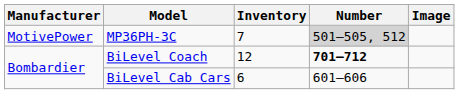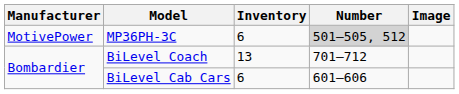(241, 36) 7 -> (241, 36) 6
(245, 57) 12 -> (245, 57) 13
(340, 57) bold -> (340, 57) normal
